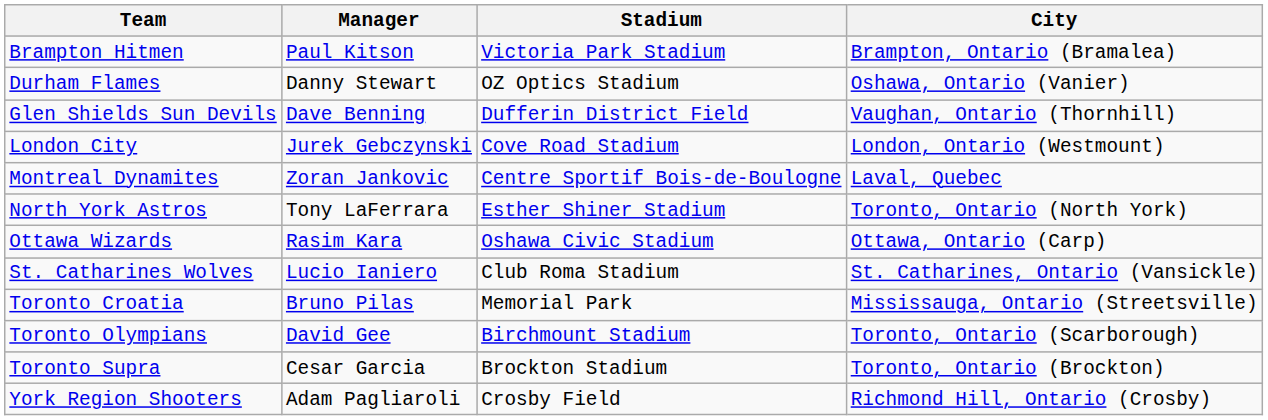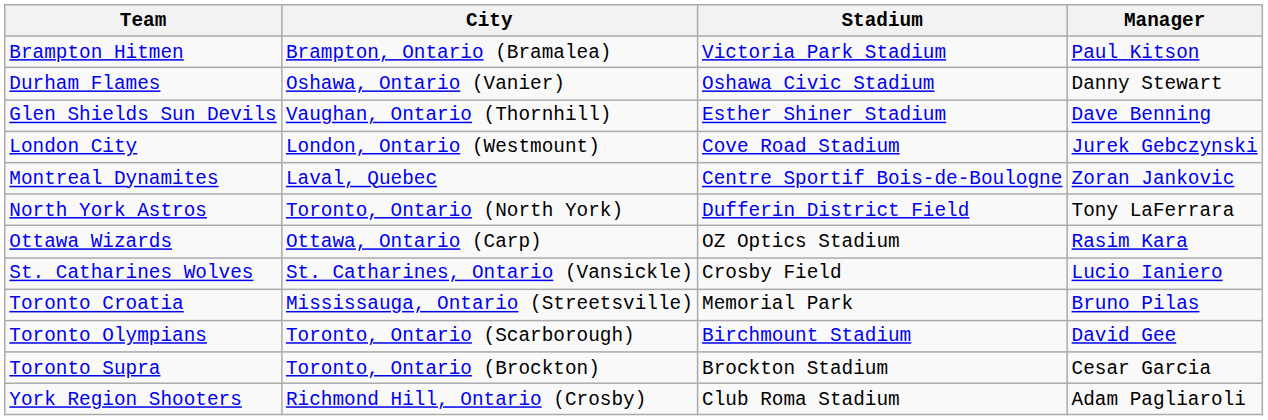columns swapped: (1054, 21) <-> (379, 21)
(580, 84) OZ Optics Stadium -> (818, 84) Oshawa Civic Stadium
(615, 115) Dufferin District Field -> (824, 115) Esther Shiner Stadium
(603, 210) Esther Shiner Stadium -> (836, 210) Dufferin District Field
(597, 242) Oshawa Civic Stadium -> (801, 242) OZ Optics Stadium
(580, 273) Club Roma Stadium -> (772, 273) Crosby Field
(551, 399) Crosby Field -> (801, 399) Club Roma Stadium
